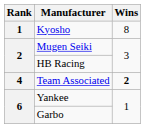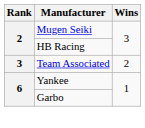- row: (53, 30)
(19, 81) 4 -> (19, 64) 3
(126, 81) bold -> (126, 64) normal
